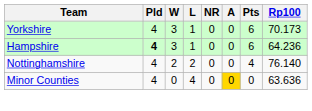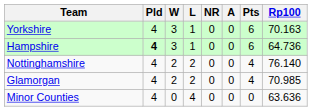(285, 30) 70.173 -> (285, 30) 70.163
(285, 47) 64.236 -> (285, 47) 64.736
+ row: (33, 81)
(231, 81) gold background -> (231, 98) no background
